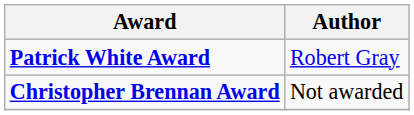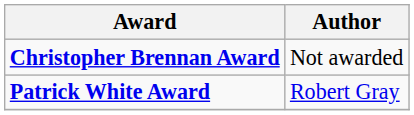rows swapped: (145, 92) <-> (110, 57)
